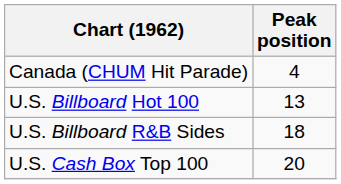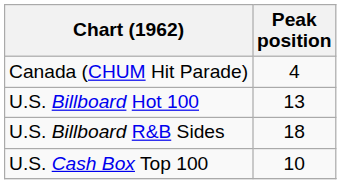(294, 163) 20 -> (294, 163) 10
